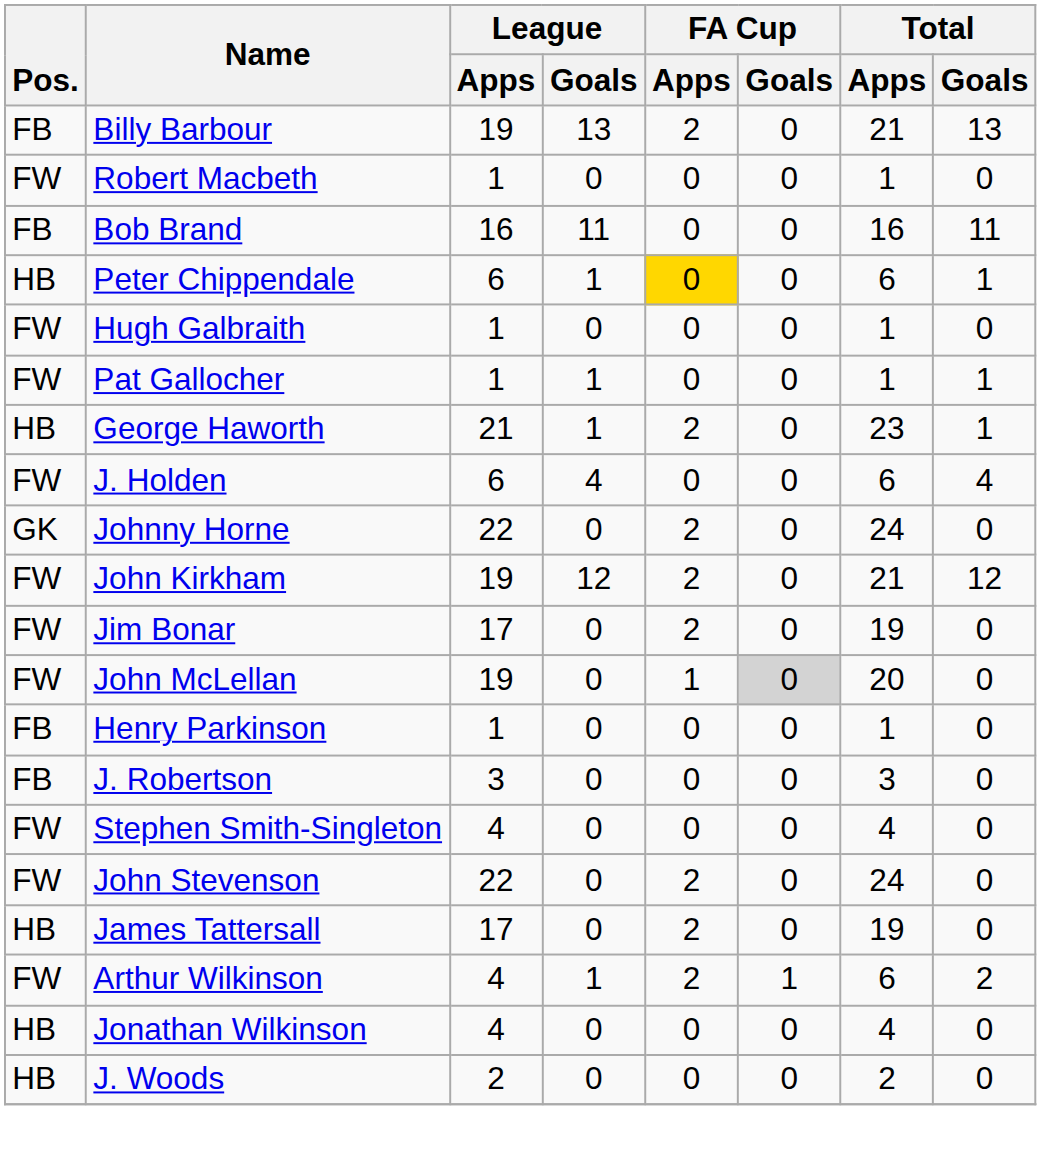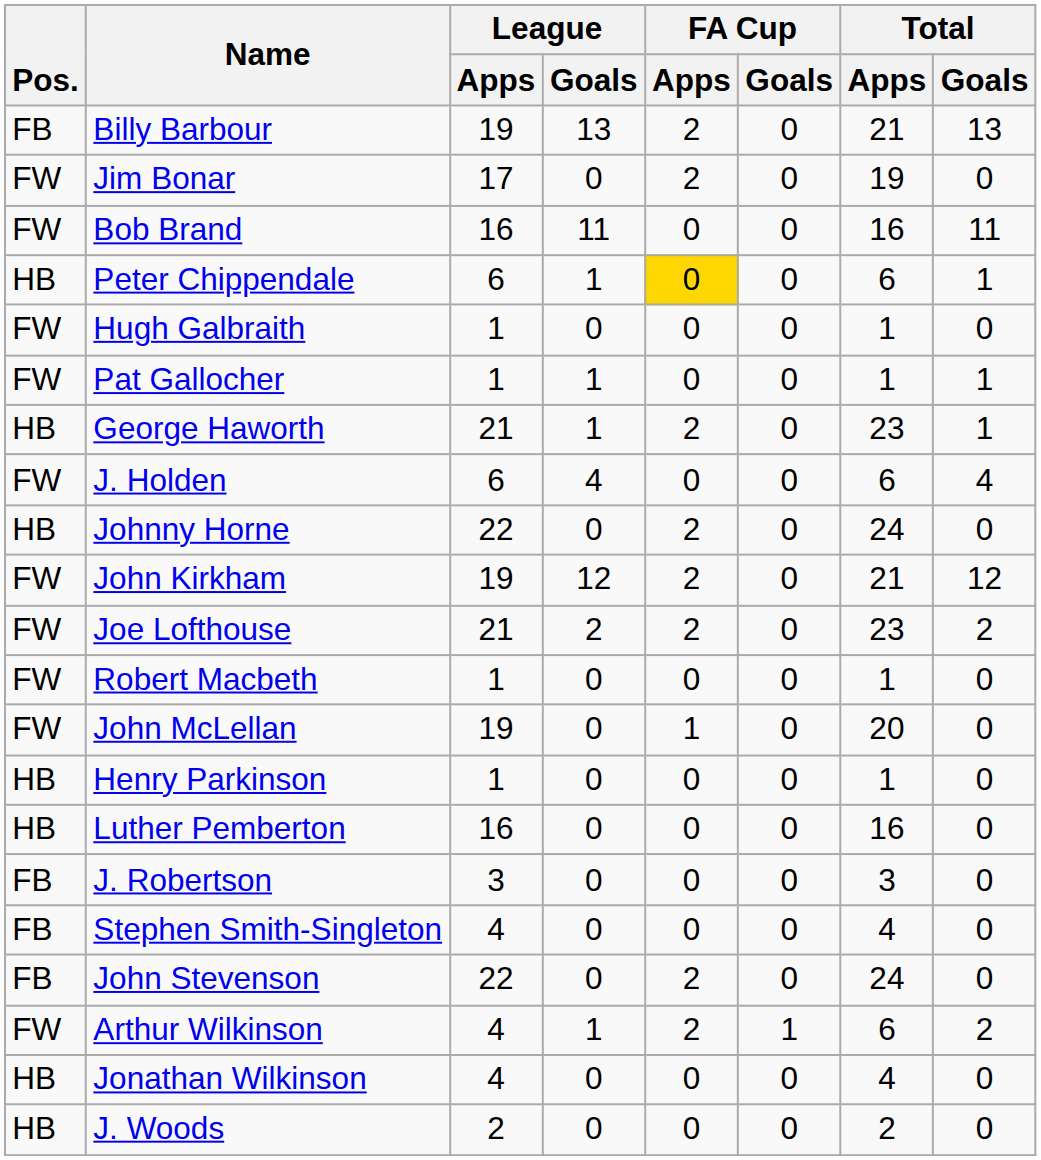rows swapped: (164, 629) <-> (205, 179)
(32, 229) FB -> (37, 229) FW
(35, 529) GK -> (34, 529) HB
+ row: (192, 629)
(789, 679) lightgrey background -> (789, 729) no background
(32, 729) FB -> (34, 779) HB
+ row: (220, 829)
(37, 829) FW -> (32, 929) FB
(37, 879) FW -> (32, 979) FB
- row: (207, 929)
